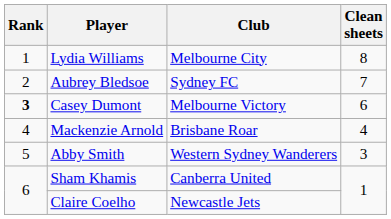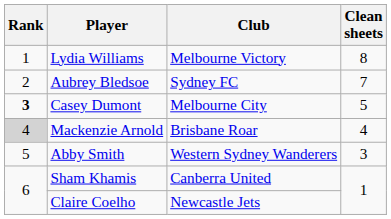(219, 57) Melbourne City -> (228, 57) Melbourne Victory
(228, 105) Melbourne Victory -> (219, 105) Melbourne City
(364, 105) 6 -> (364, 105) 5
(26, 130) no background -> (26, 130) lightgrey background
